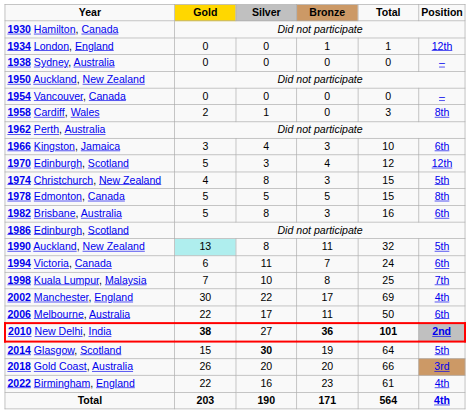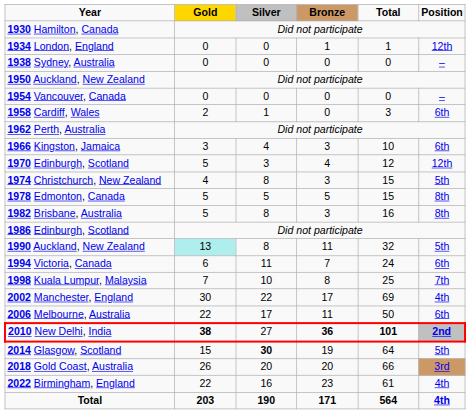(442, 113) 8th -> (442, 113) 6th
(442, 213) 6th -> (442, 213) 8th
